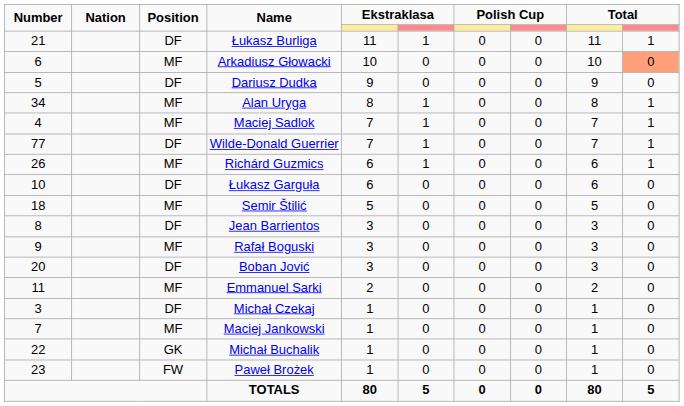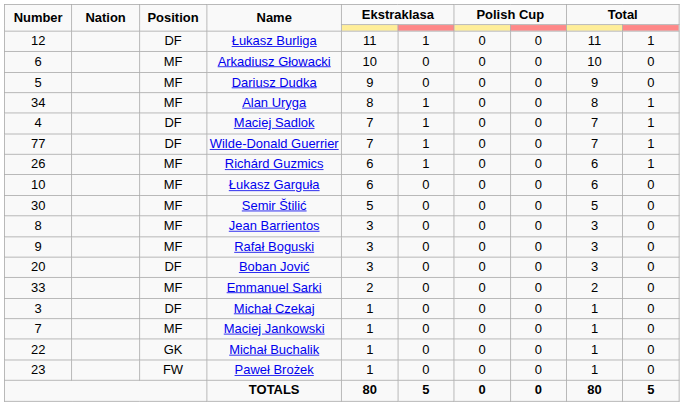(38, 41) 21 -> (38, 41) 12
(651, 61) lightsalmon background -> (651, 61) no background
(173, 82) DF -> (173, 82) MF
(173, 123) MF -> (173, 123) DF
(173, 185) DF -> (173, 185) MF
(38, 205) 18 -> (38, 205) 30
(173, 226) DF -> (173, 226) MF
(38, 287) 11 -> (38, 287) 33
